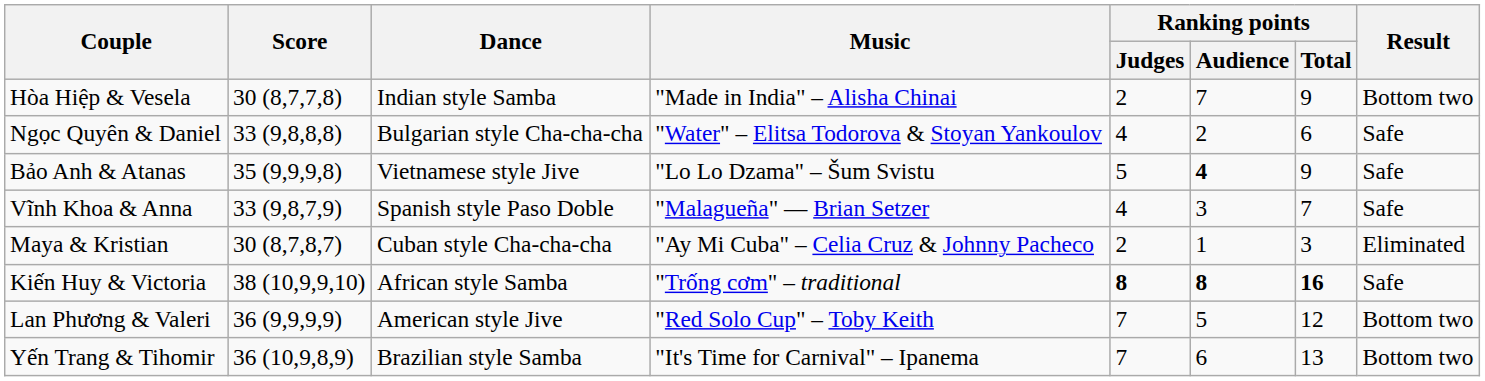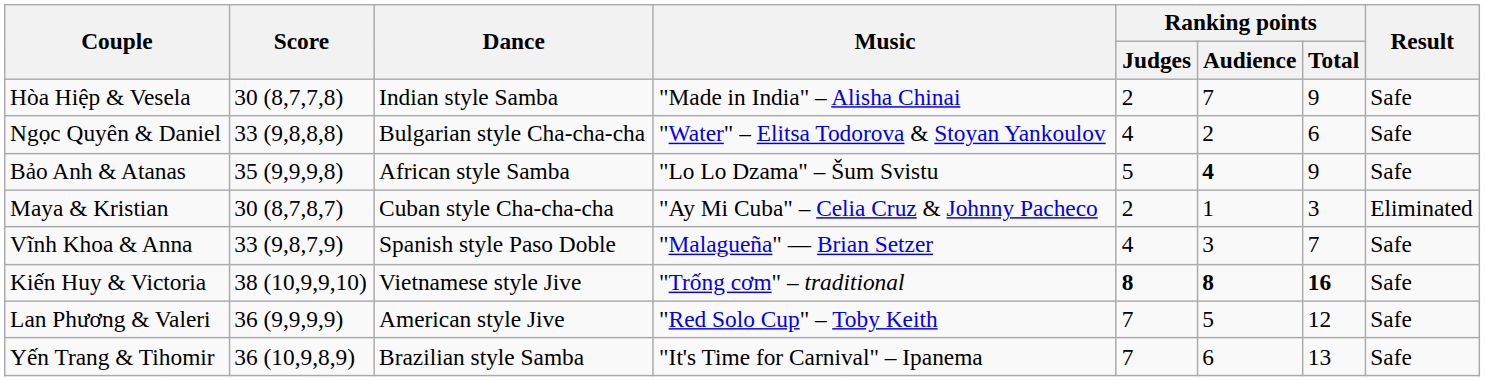(1418, 97) Bottom two -> (1391, 97) Safe
(478, 171) Vietnamese style Jive -> (474, 171) African style Samba
rows swapped: (89, 245) <-> (101, 208)
(472, 282) African style Samba -> (480, 282) Vietnamese style Jive
(1418, 319) Bottom two -> (1391, 319) Safe
(1418, 356) Bottom two -> (1391, 356) Safe
